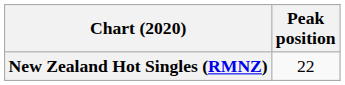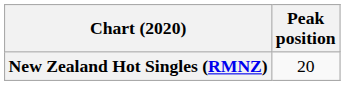(306, 66) 22 -> (306, 66) 20
